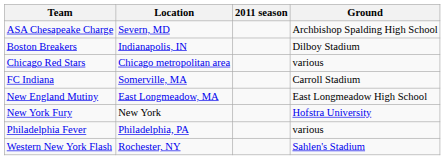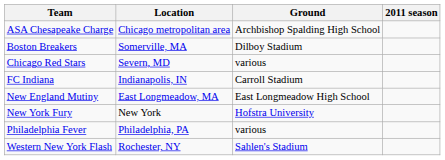columns swapped: (365, 12) <-> (261, 12)
(144, 29) Severn, MD -> (174, 29) Chicago metropolitan area
(153, 46) Indianapolis, IN -> (153, 46) Somerville, MA
(174, 63) Chicago metropolitan area -> (144, 63) Severn, MD
(153, 79) Somerville, MA -> (153, 79) Indianapolis, IN
